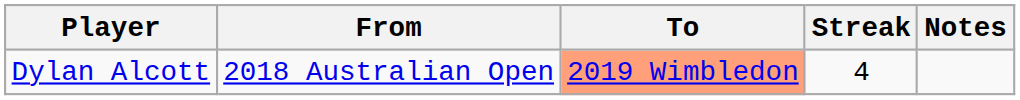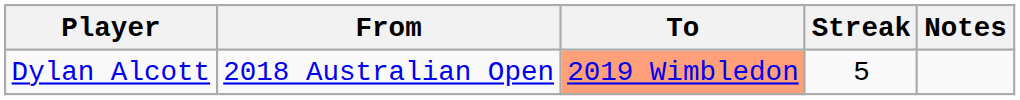(861, 72) 4 -> (861, 72) 5
